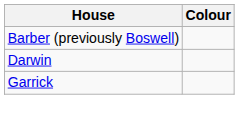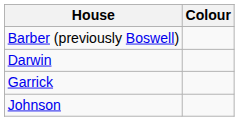+ row: (34, 104)
